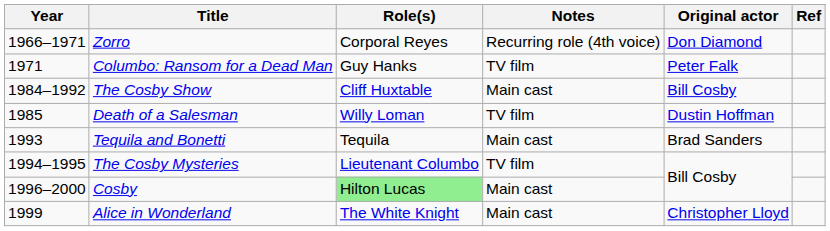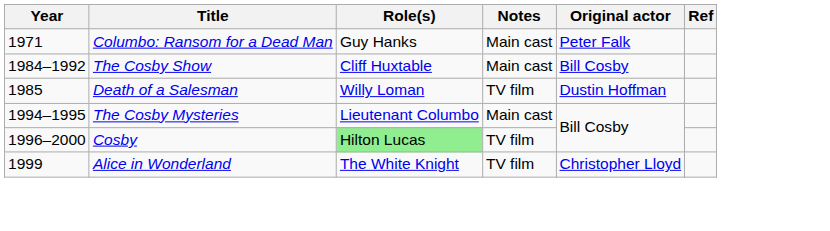- row: (111, 41)
(510, 66) TV film -> (519, 41) Main cast
- row: (159, 139)
(510, 164) TV film -> (519, 115) Main cast
(519, 189) Main cast -> (510, 139) TV film
(519, 213) Main cast -> (510, 164) TV film
